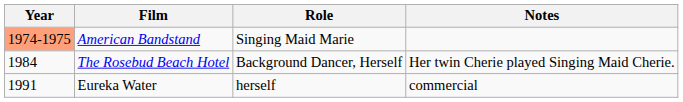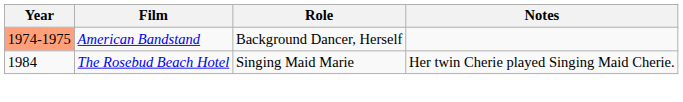(295, 39) Singing Maid Marie -> (319, 39) Background Dancer, Herself
(319, 62) Background Dancer, Herself -> (295, 62) Singing Maid Marie
- row: (117, 85)
